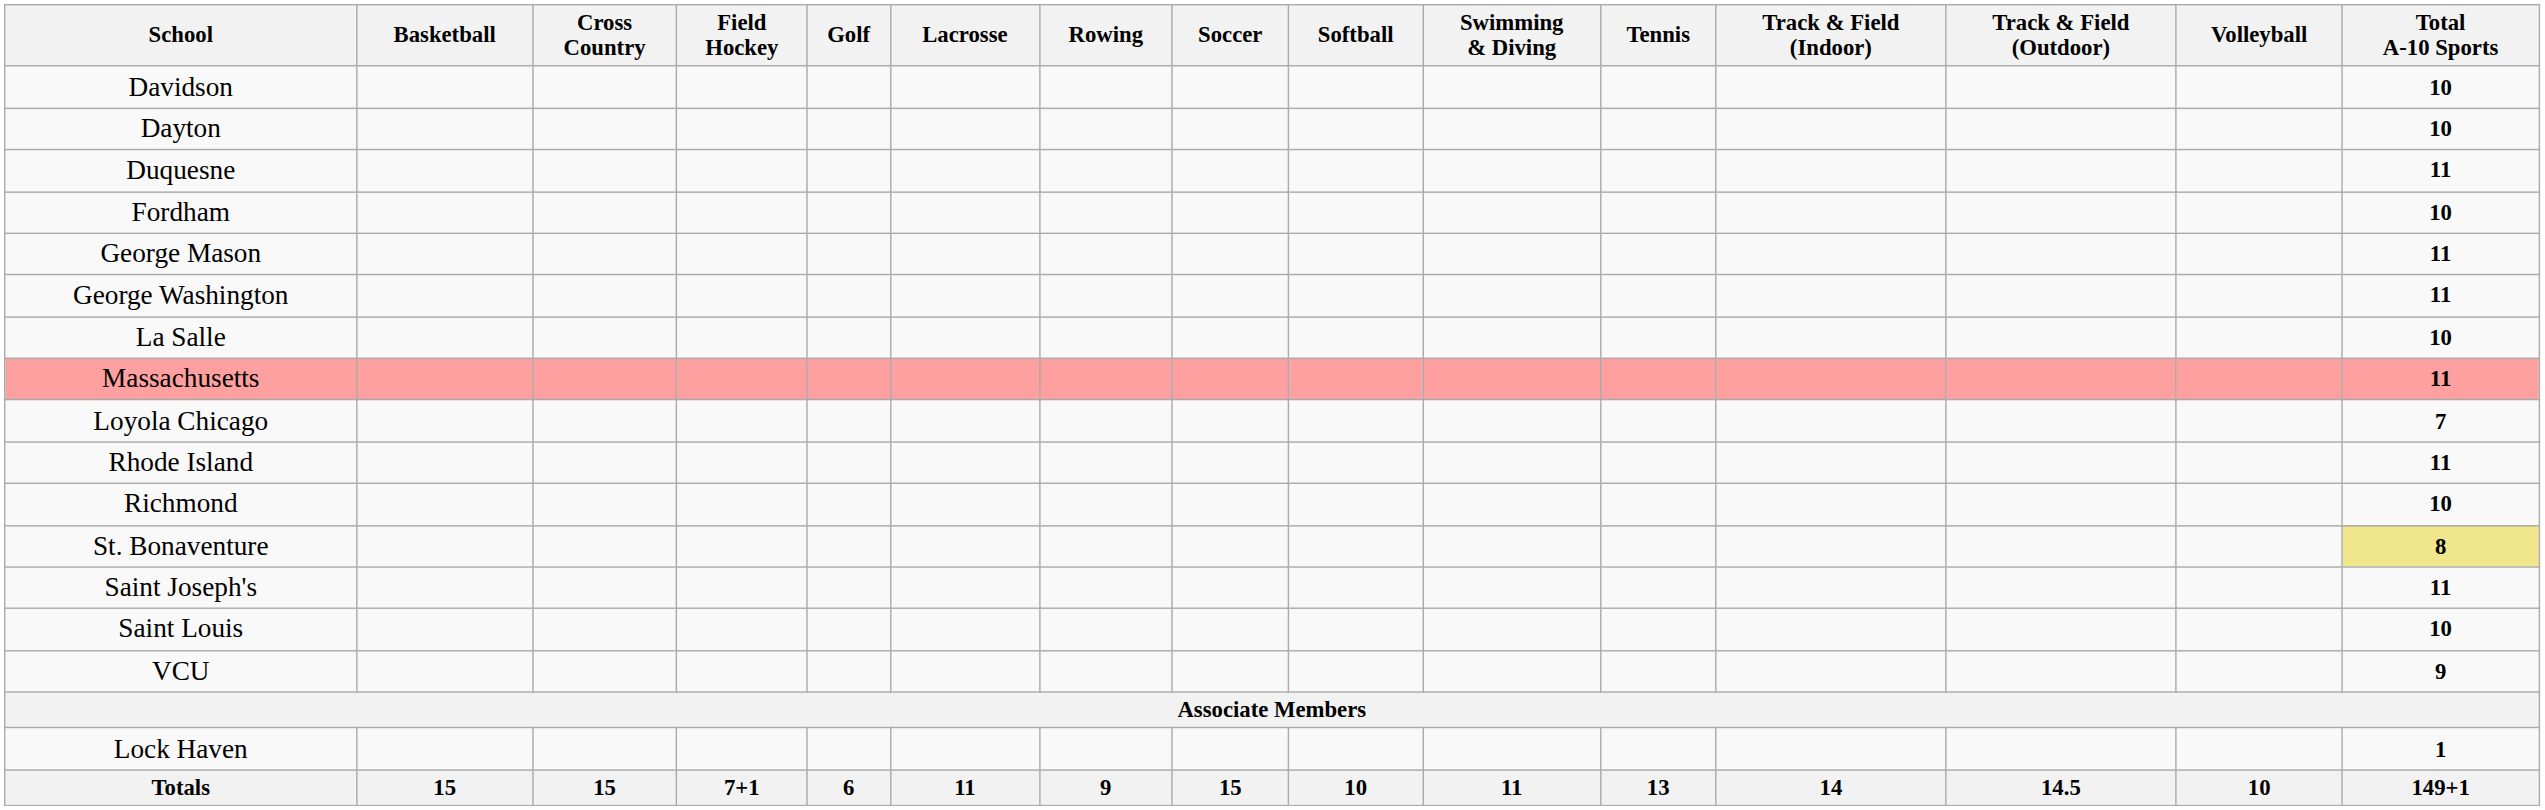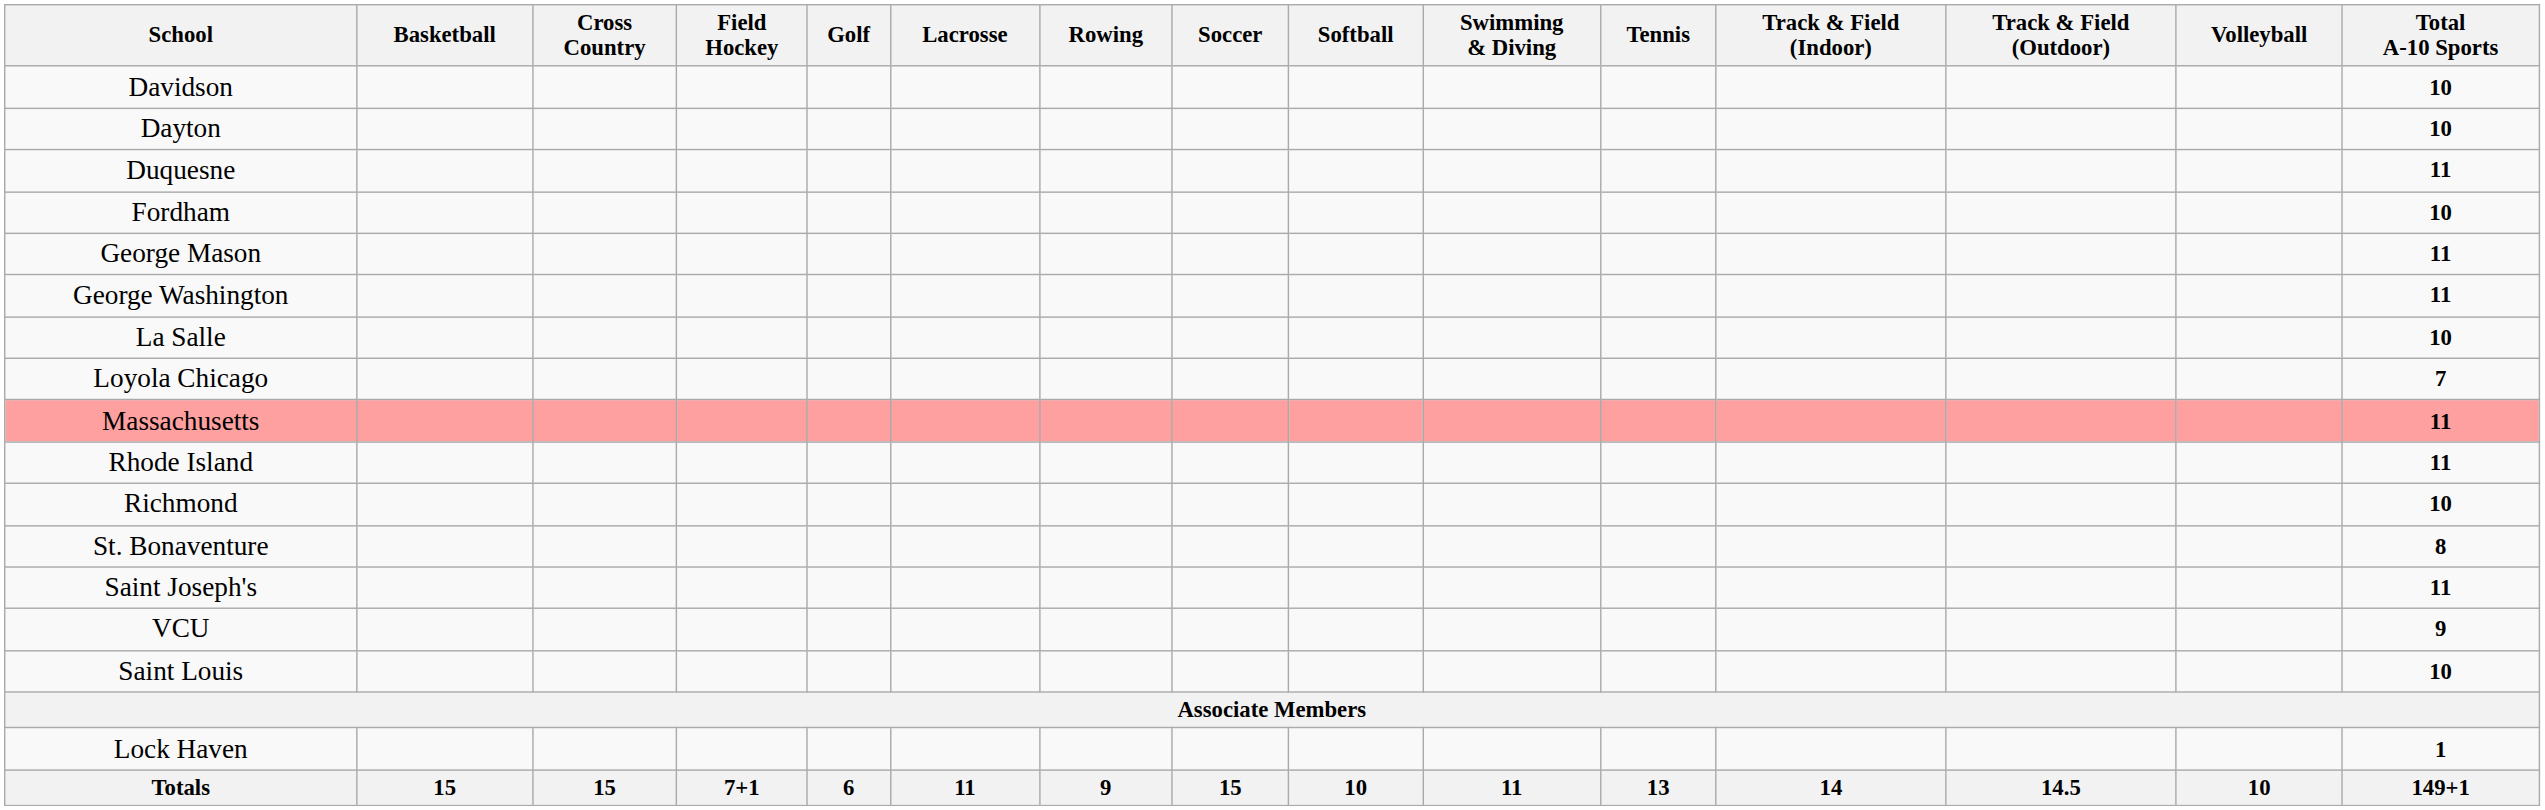rows swapped: (181, 420) <-> (181, 378)
(2441, 545) khaki background -> (2441, 545) no background
rows swapped: (181, 629) <-> (181, 670)
